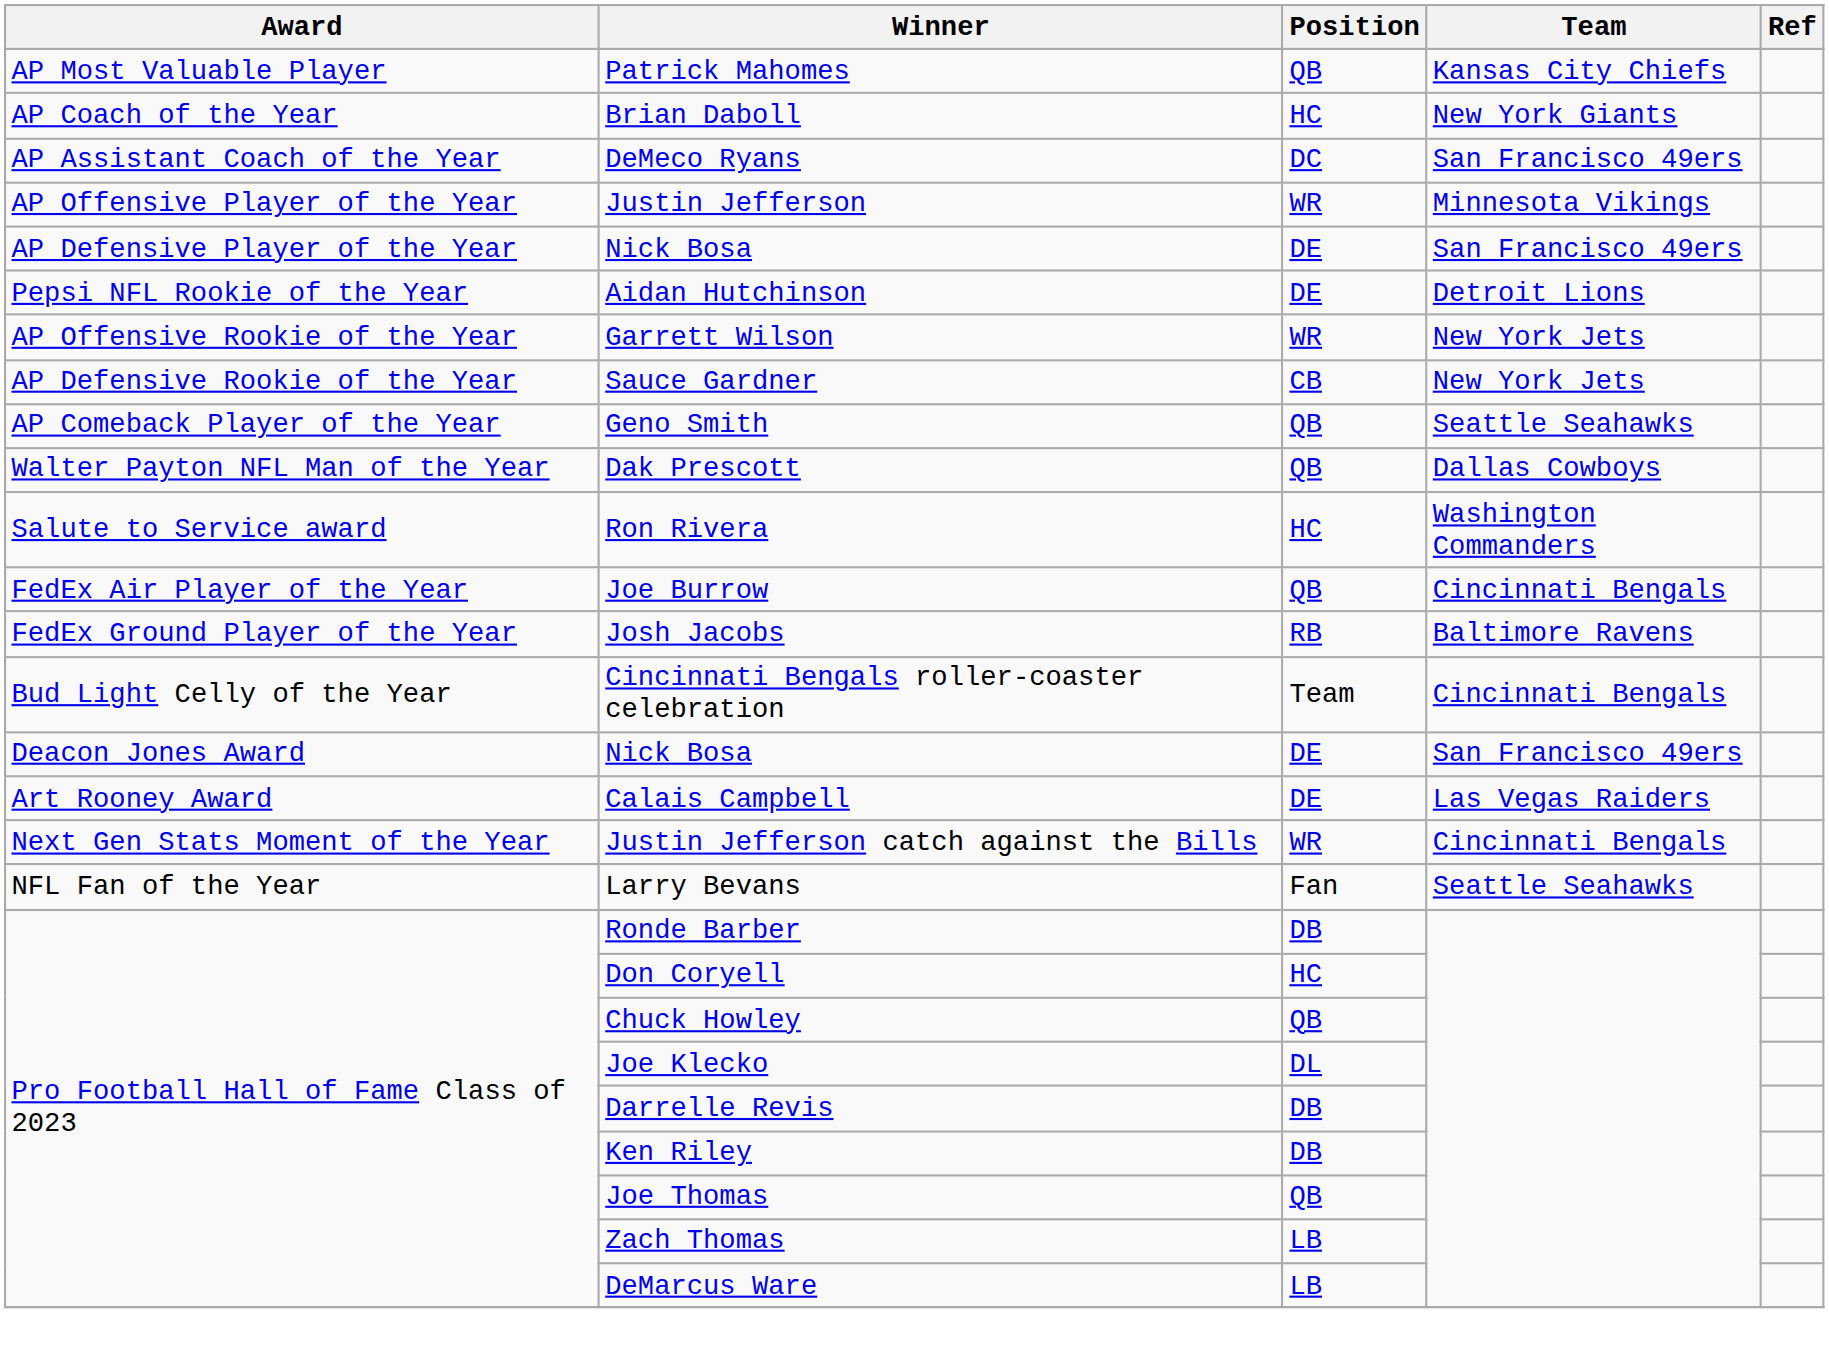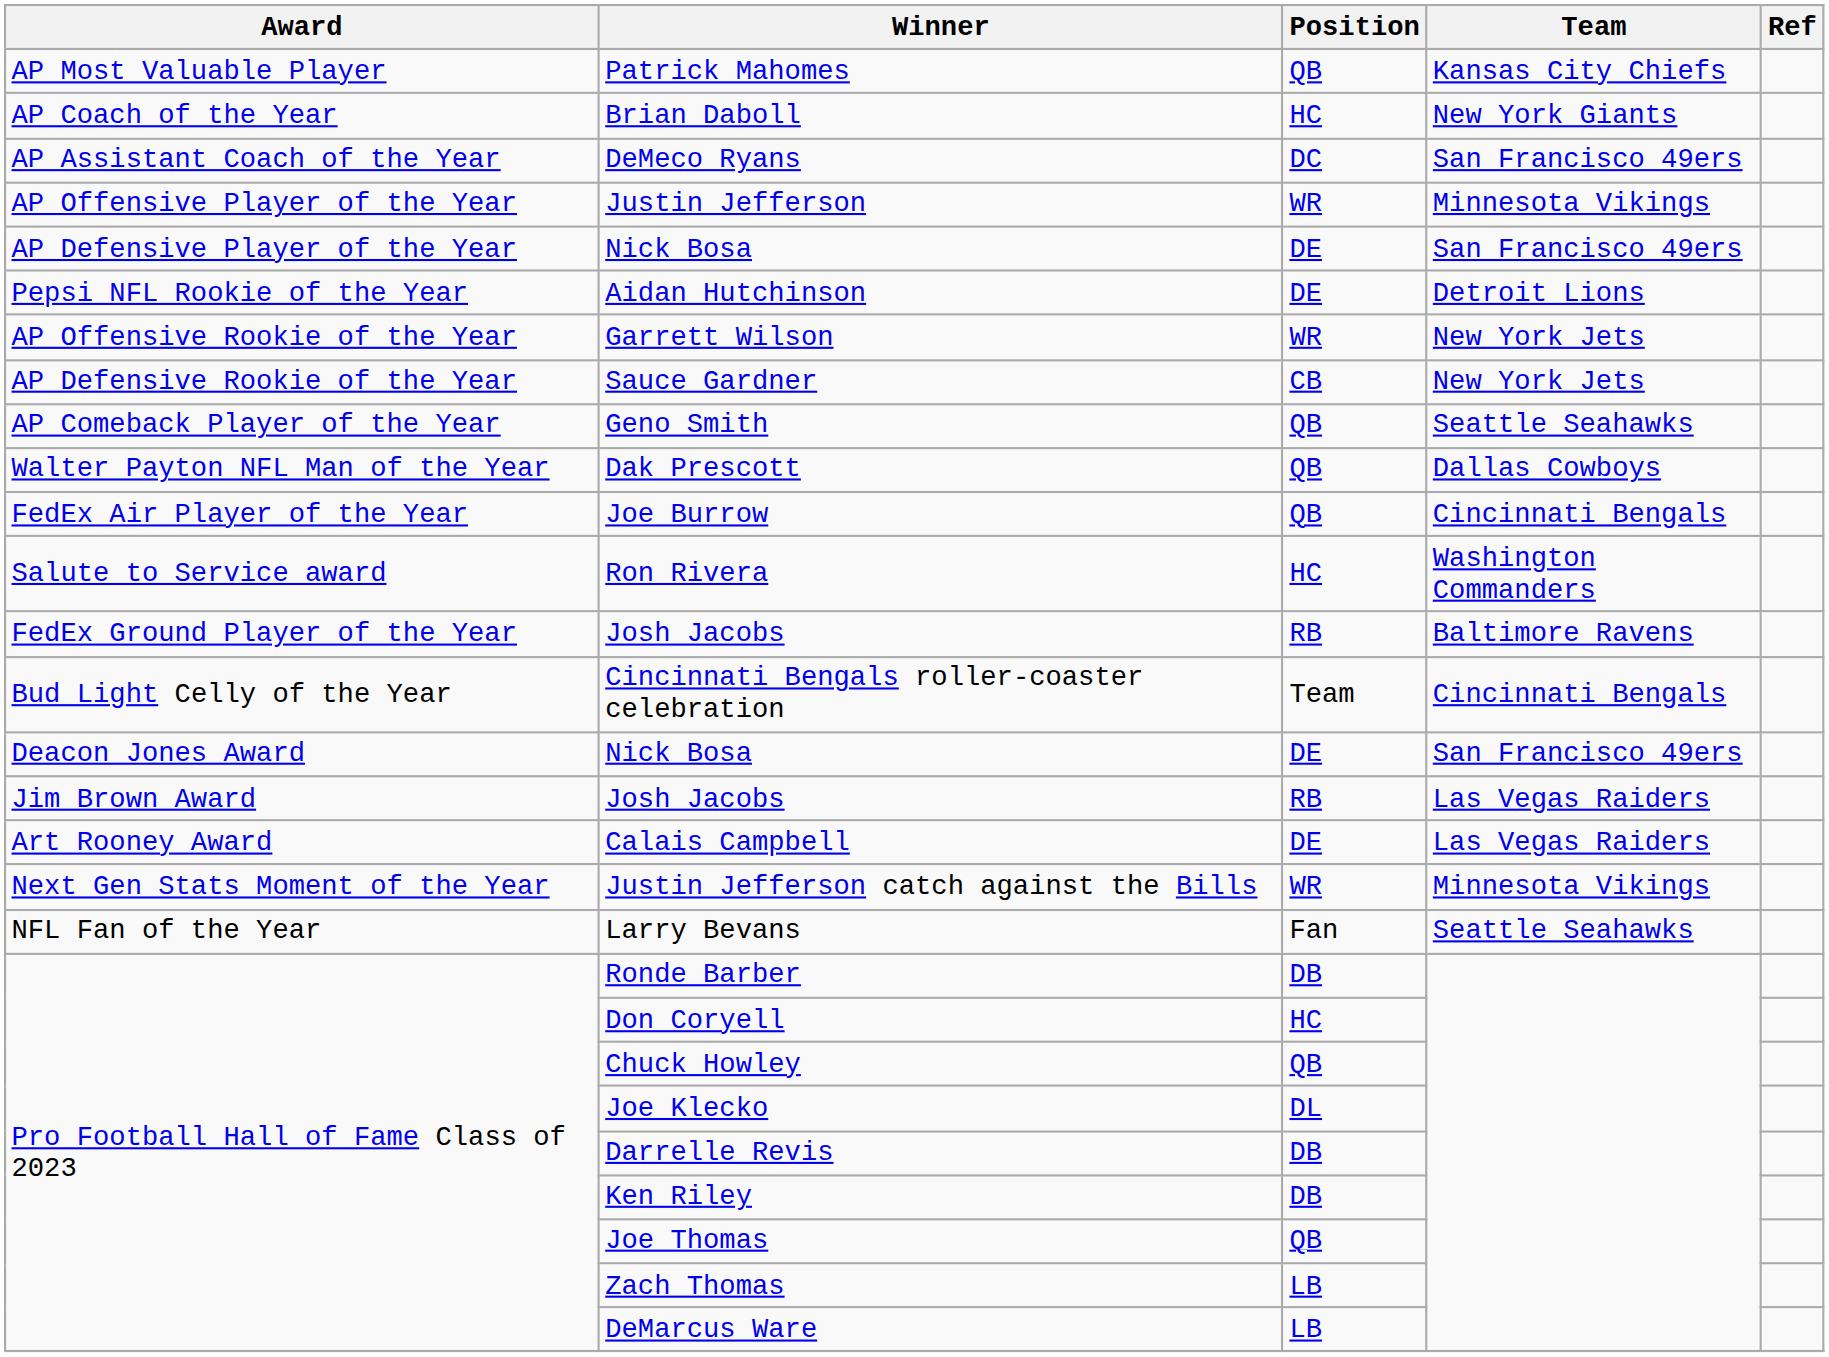rows swapped: (199, 530) <-> (240, 590)
+ row: (134, 798)
(1580, 843) Cincinnati Bengals -> (1571, 887) Minnesota Vikings
